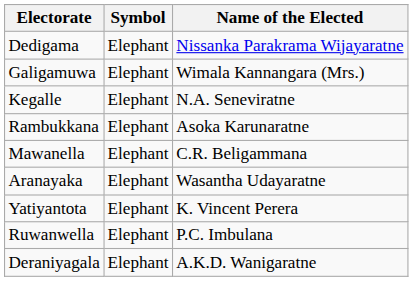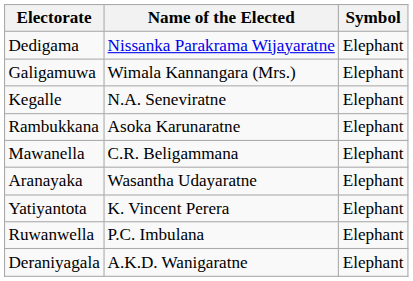columns swapped: (290, 18) <-> (138, 18)
